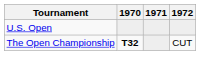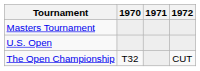+ row: (51, 28)
(130, 43) bold -> (130, 58) normal
